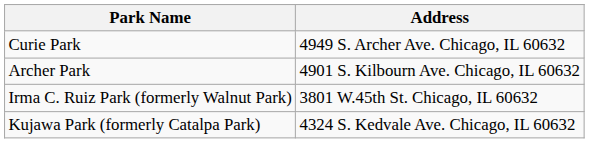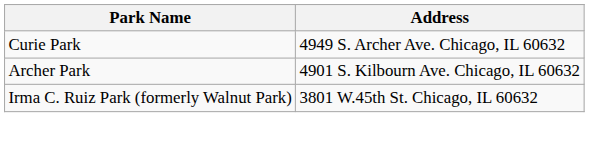- row: (134, 124)
